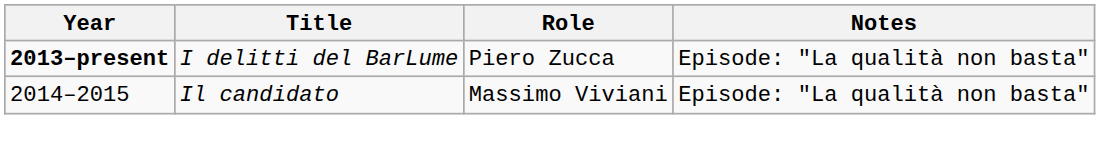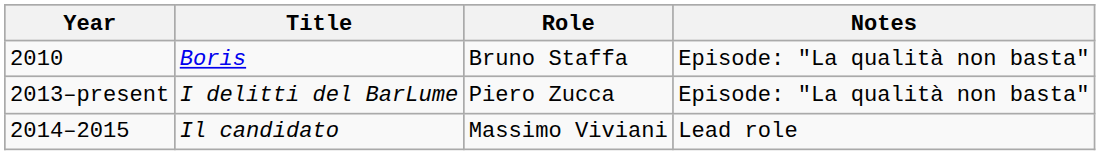+ row: (213, 59)
(90, 59) bold -> (90, 95) normal
(884, 95) Episode: "La qualità non basta" -> (738, 131) Lead role
